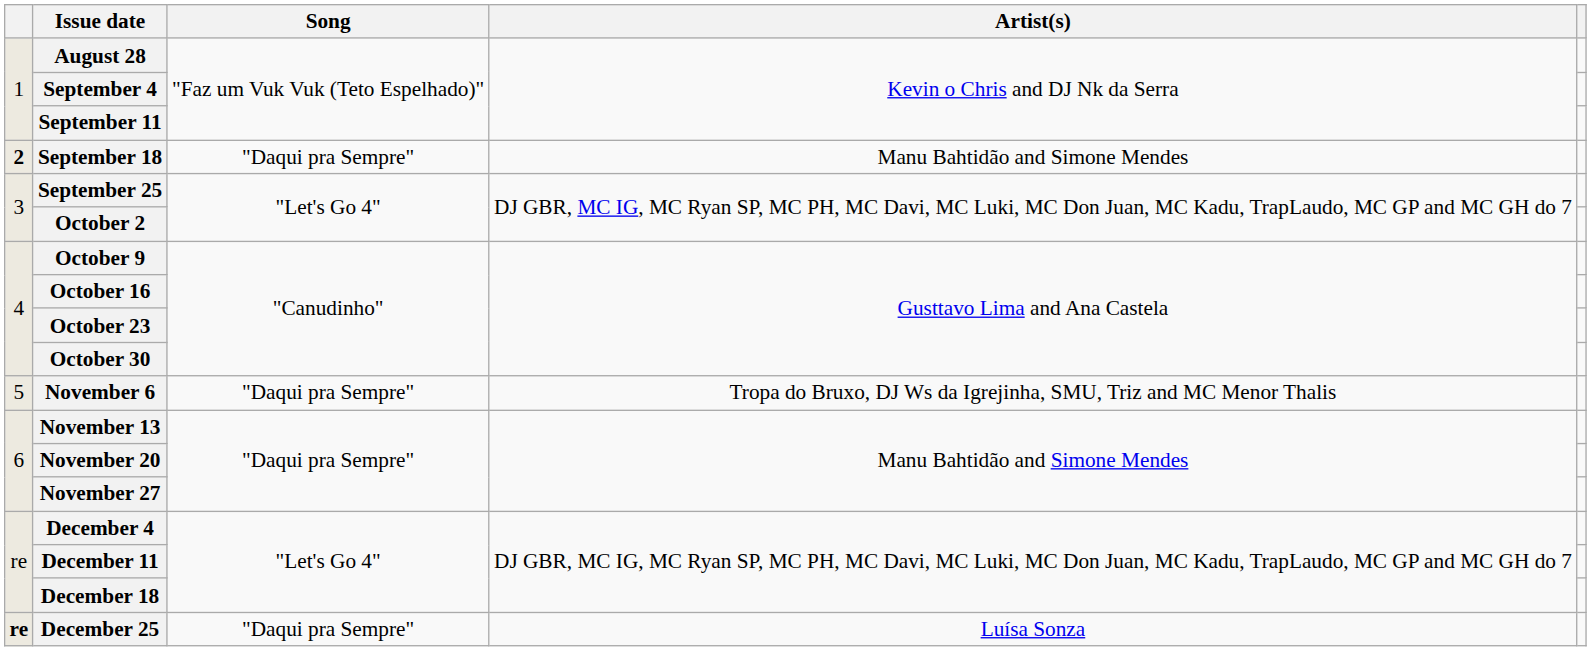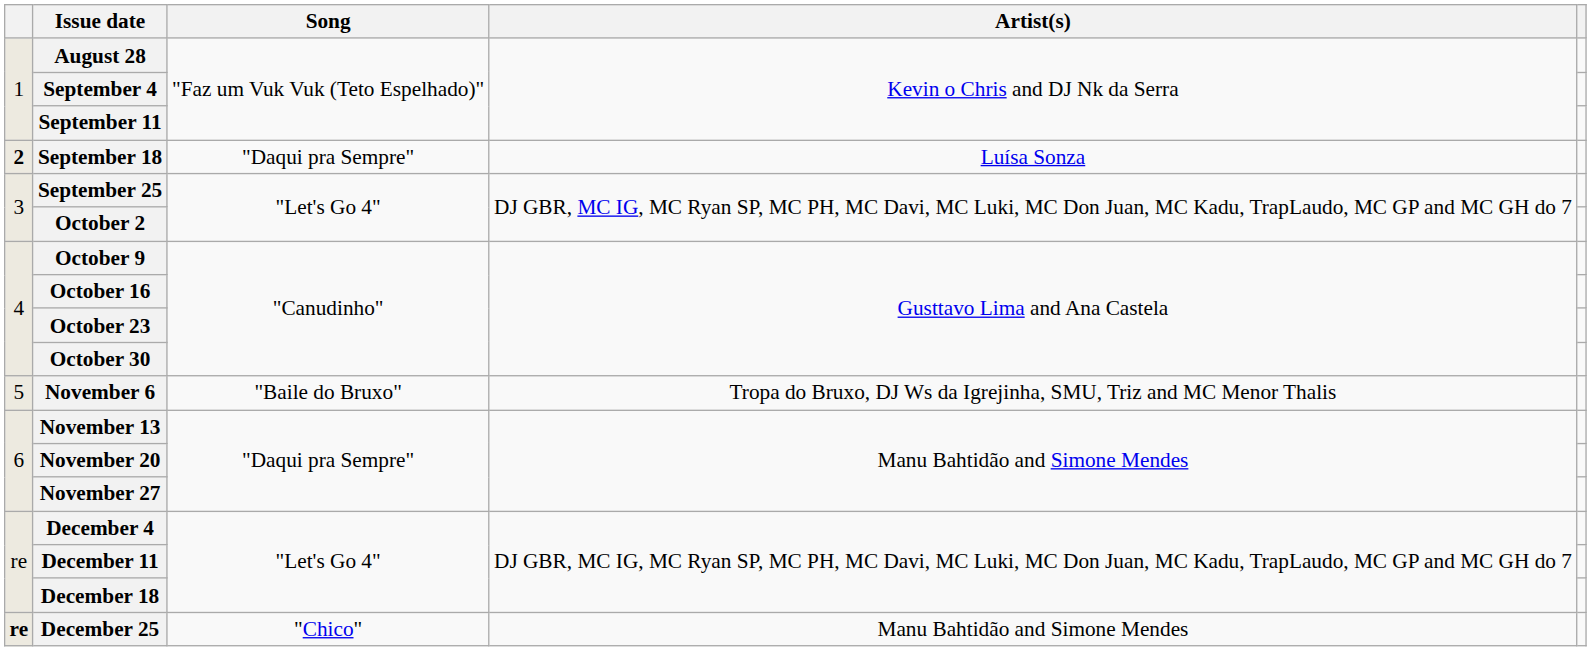(1033, 156) Manu Bahtidão and Simone Mendes -> (1033, 156) Luísa Sonza
(328, 392) "Daqui pra Sempre" -> (328, 392) "Baile do Bruxo"
(328, 628) "Daqui pra Sempre" -> (328, 628) "Chico"
(1033, 628) Luísa Sonza -> (1033, 628) Manu Bahtidão and Simone Mendes
